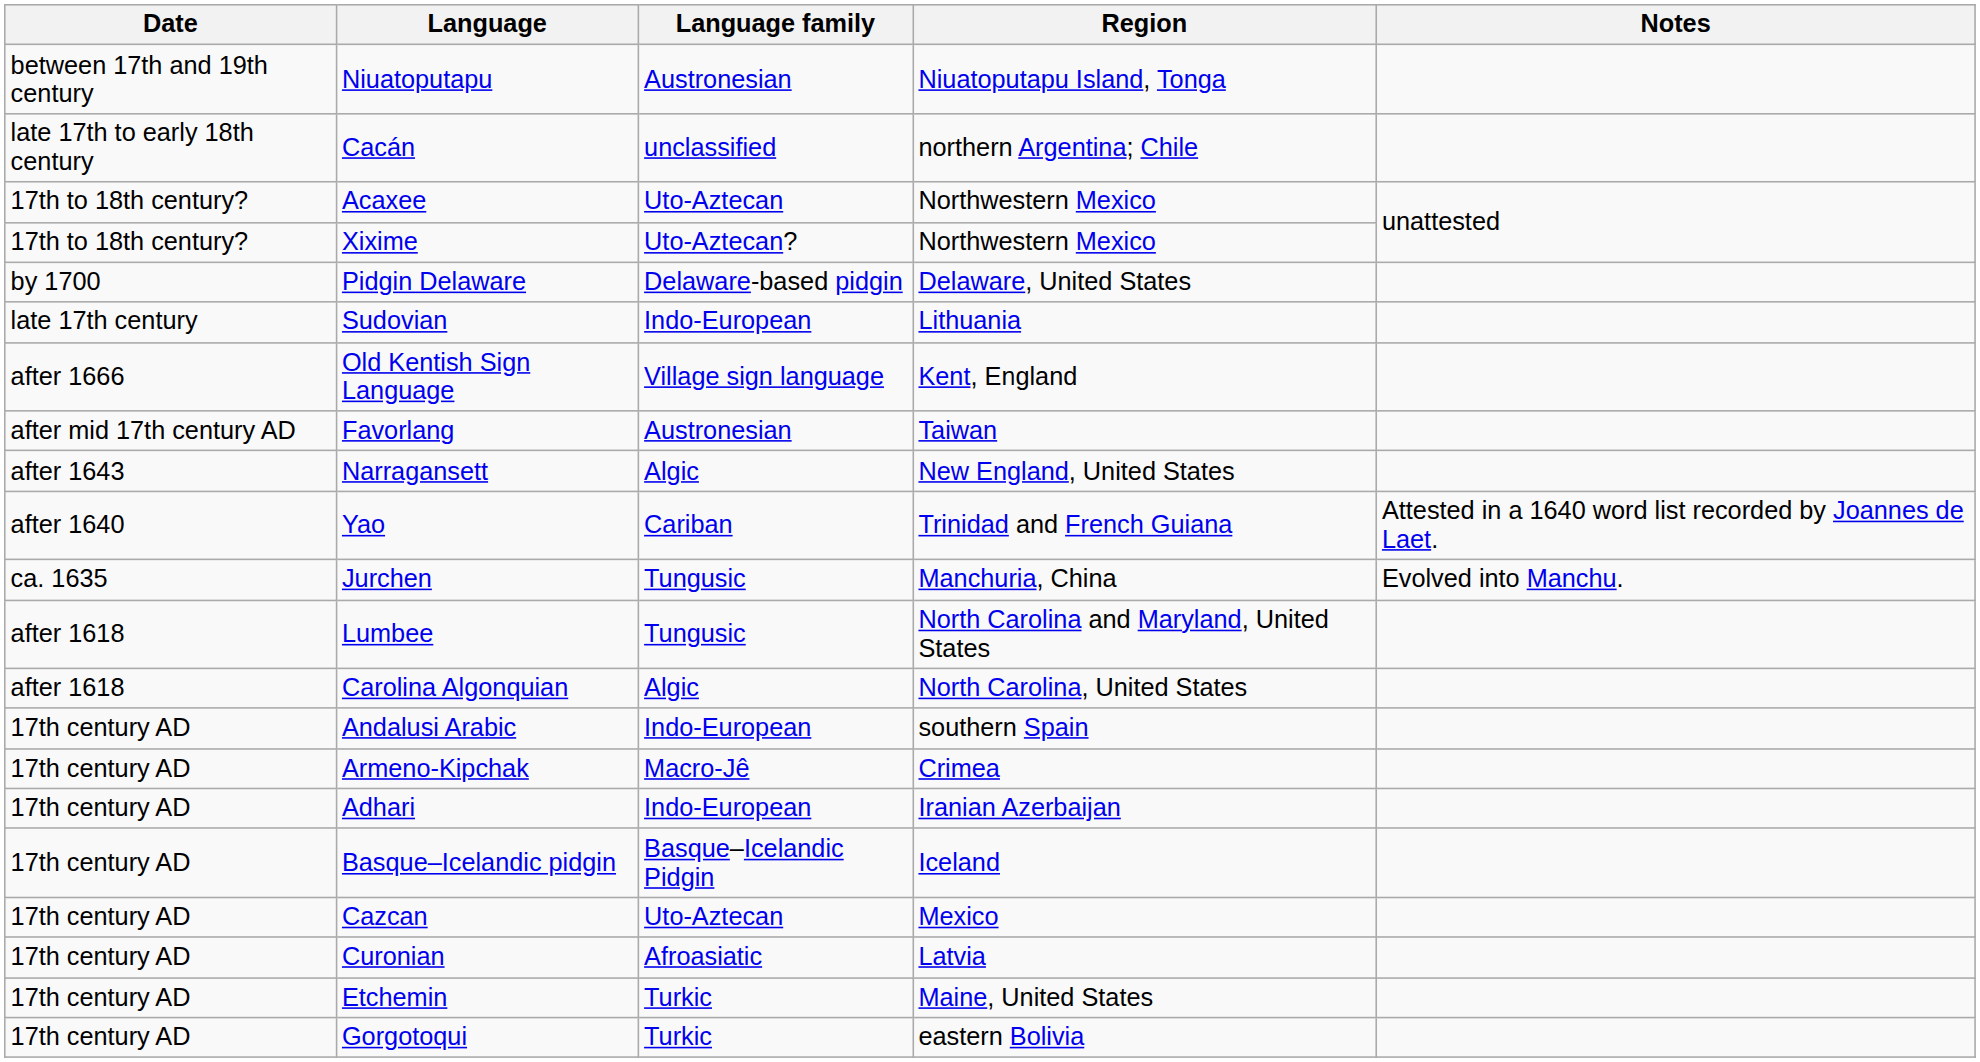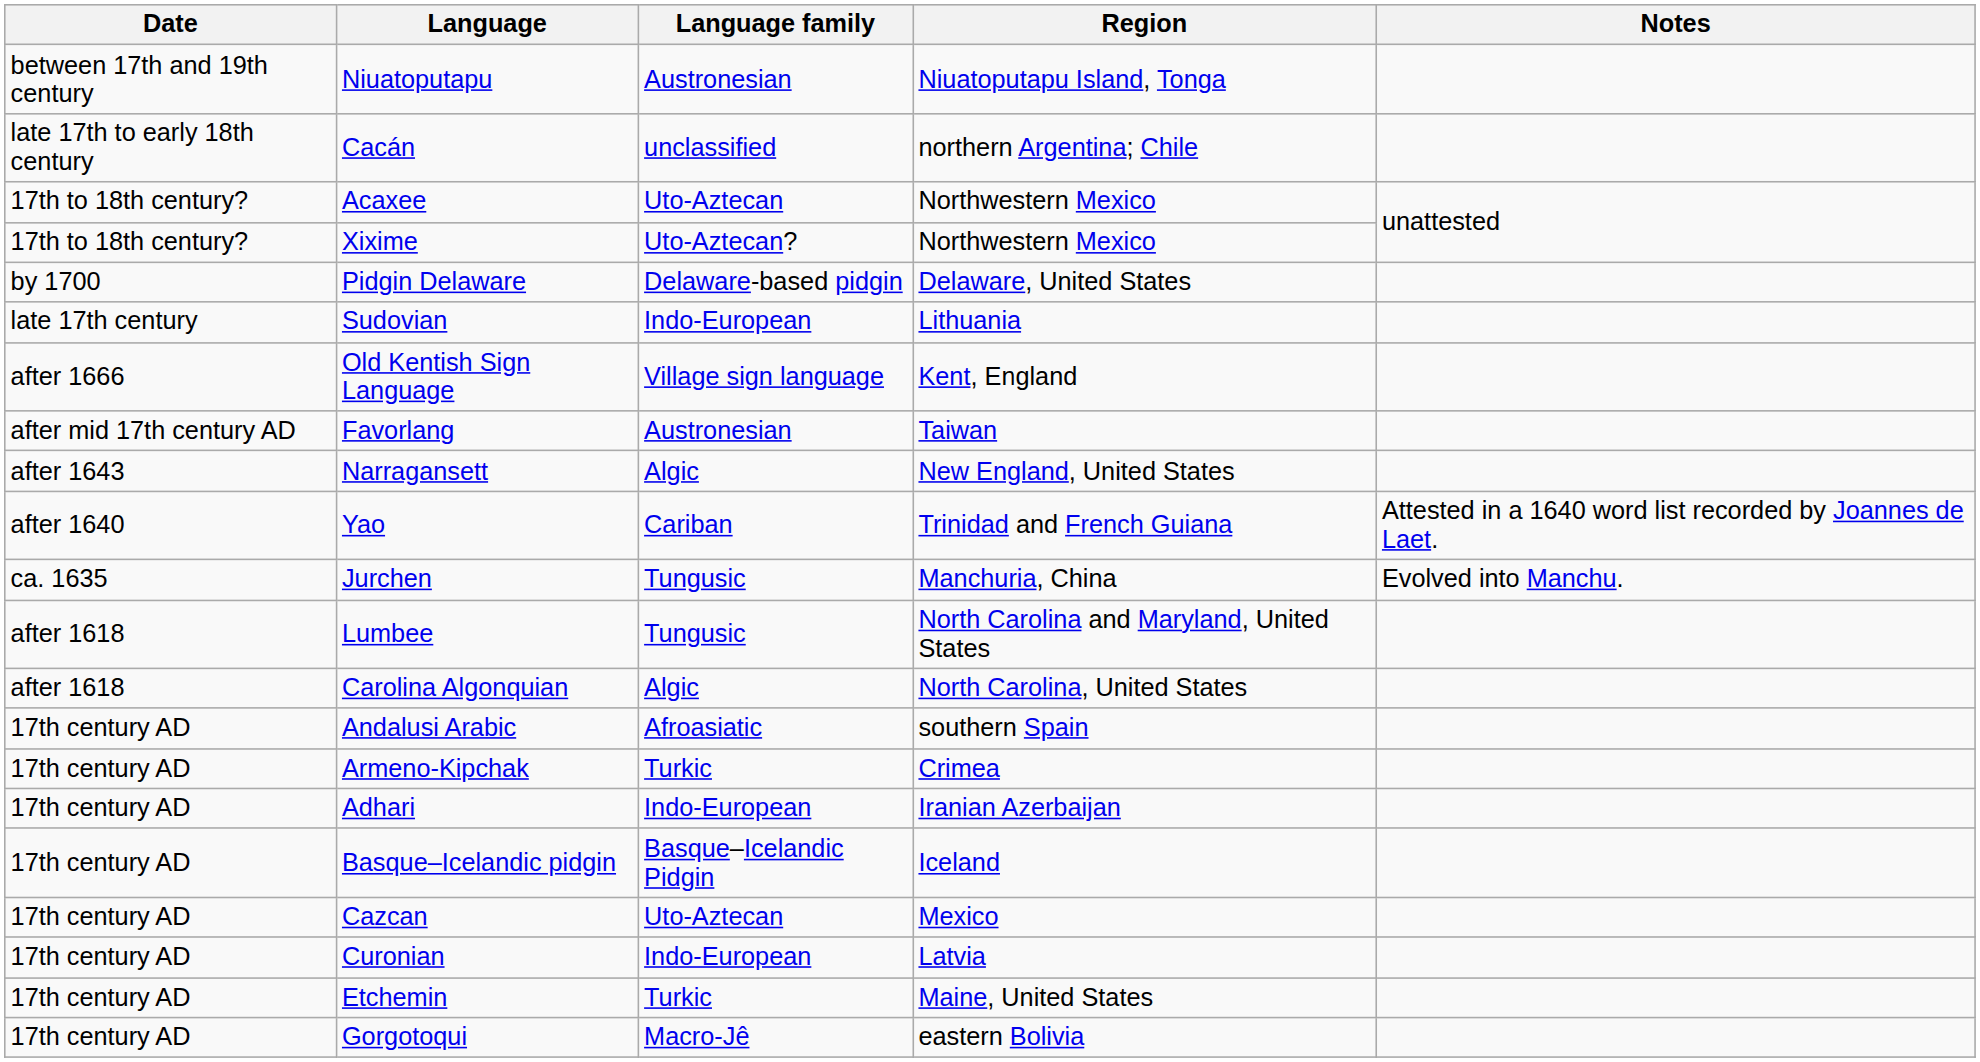(728, 728) Indo-European -> (703, 728) Afroasiatic
(697, 768) Macro-Jê -> (678, 768) Turkic
(703, 956) Afroasiatic -> (728, 956) Indo-European
(678, 1037) Turkic -> (697, 1037) Macro-Jê
